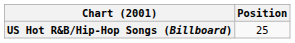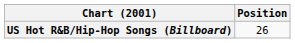(262, 30) 25 -> (262, 30) 26
